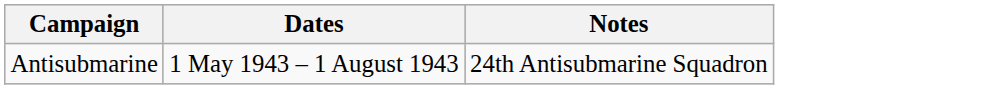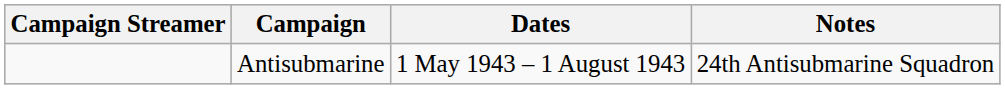+ column: (118, 24)
